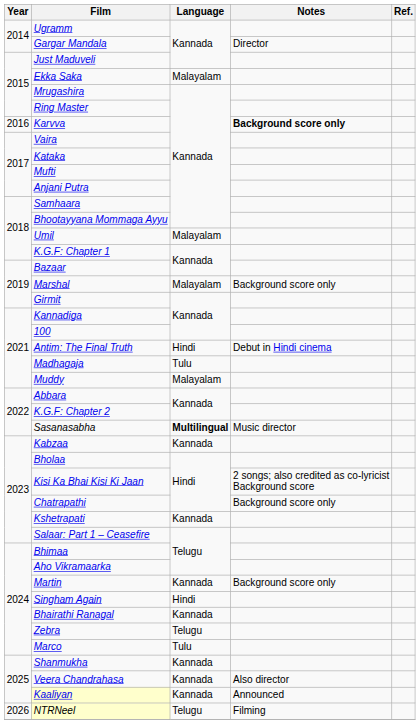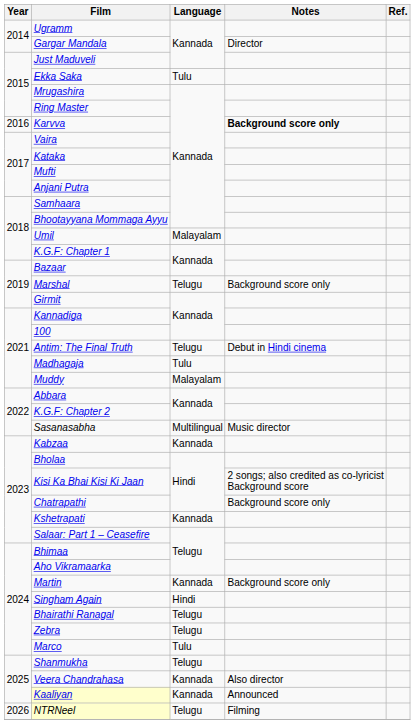(197, 76) Malayalam -> (182, 76) Tulu
(197, 284) Malayalam -> (187, 284) Telugu
(184, 348) Hindi -> (187, 348) Telugu
(200, 428) bold -> (198, 428) normal
(193, 615) Kannada -> (187, 615) Telugu
(193, 663) Kannada -> (187, 663) Telugu
